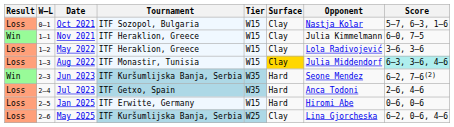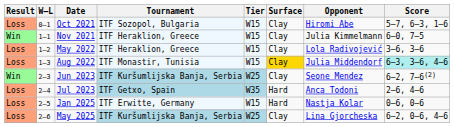(334, 24) Nastja Kolar -> (330, 24) Hiromi Abe
(253, 76) W35 -> (253, 76) W25
(278, 76) Hard -> (278, 76) Clay
(330, 103) Hiromi Abe -> (334, 103) Nastja Kolar
